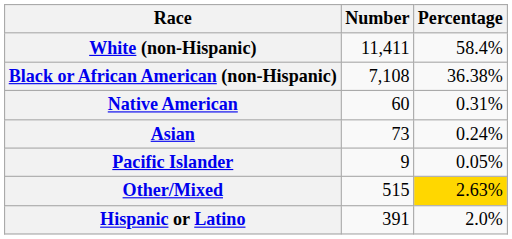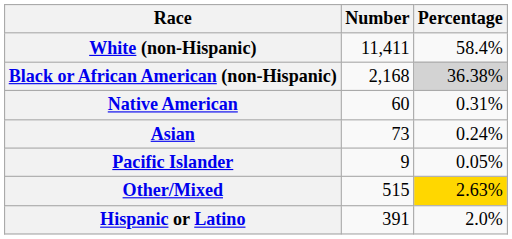(389, 76) 7,108 -> (389, 76) 2,168
(475, 76) no background -> (475, 76) lightgrey background
